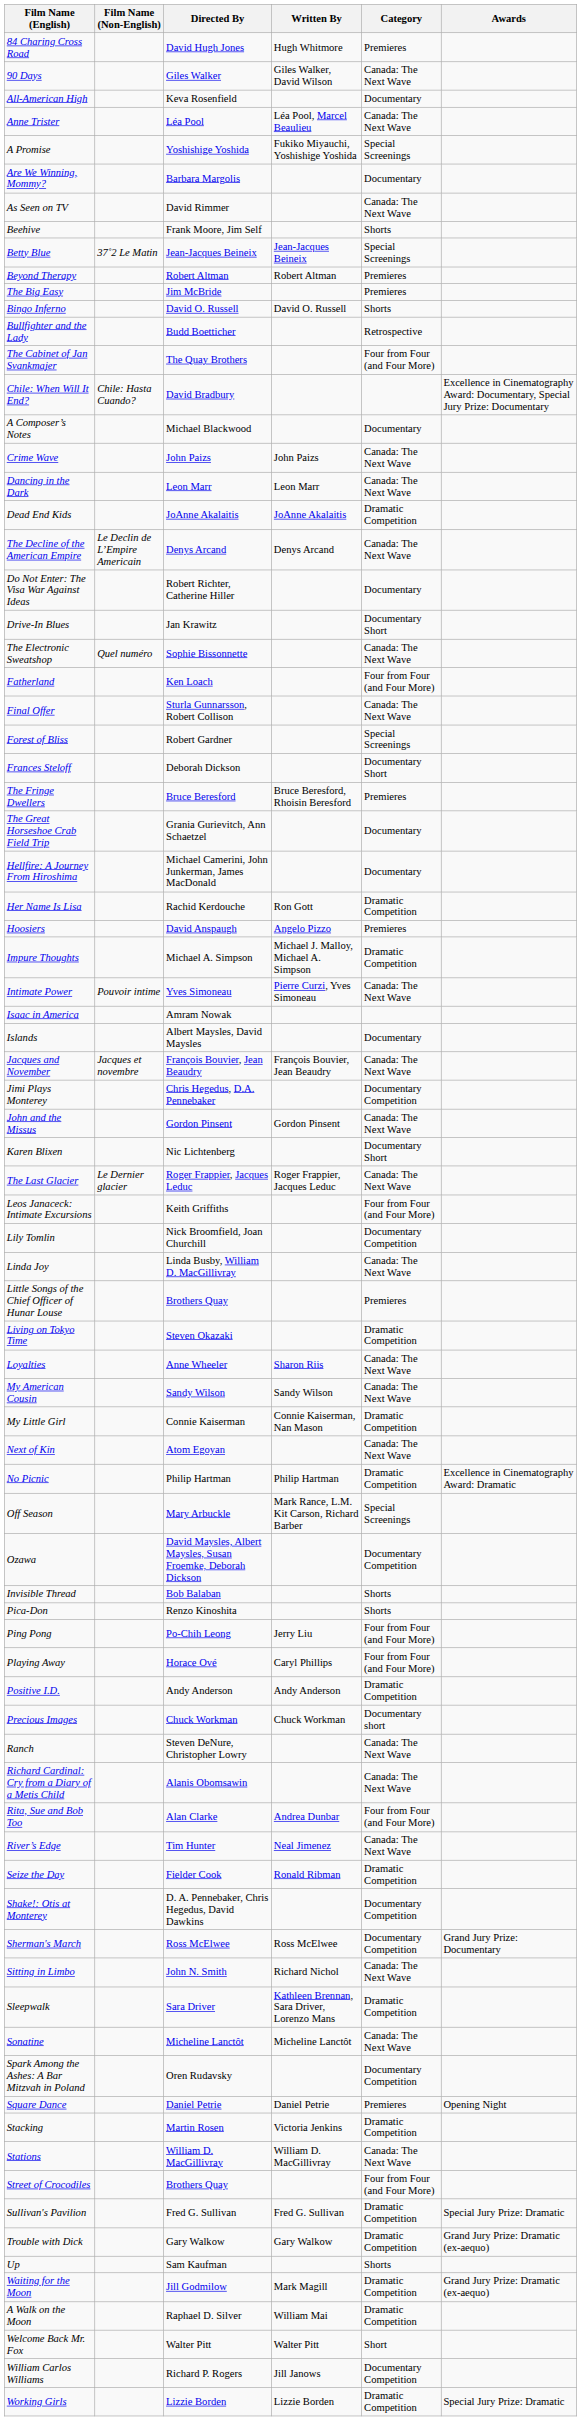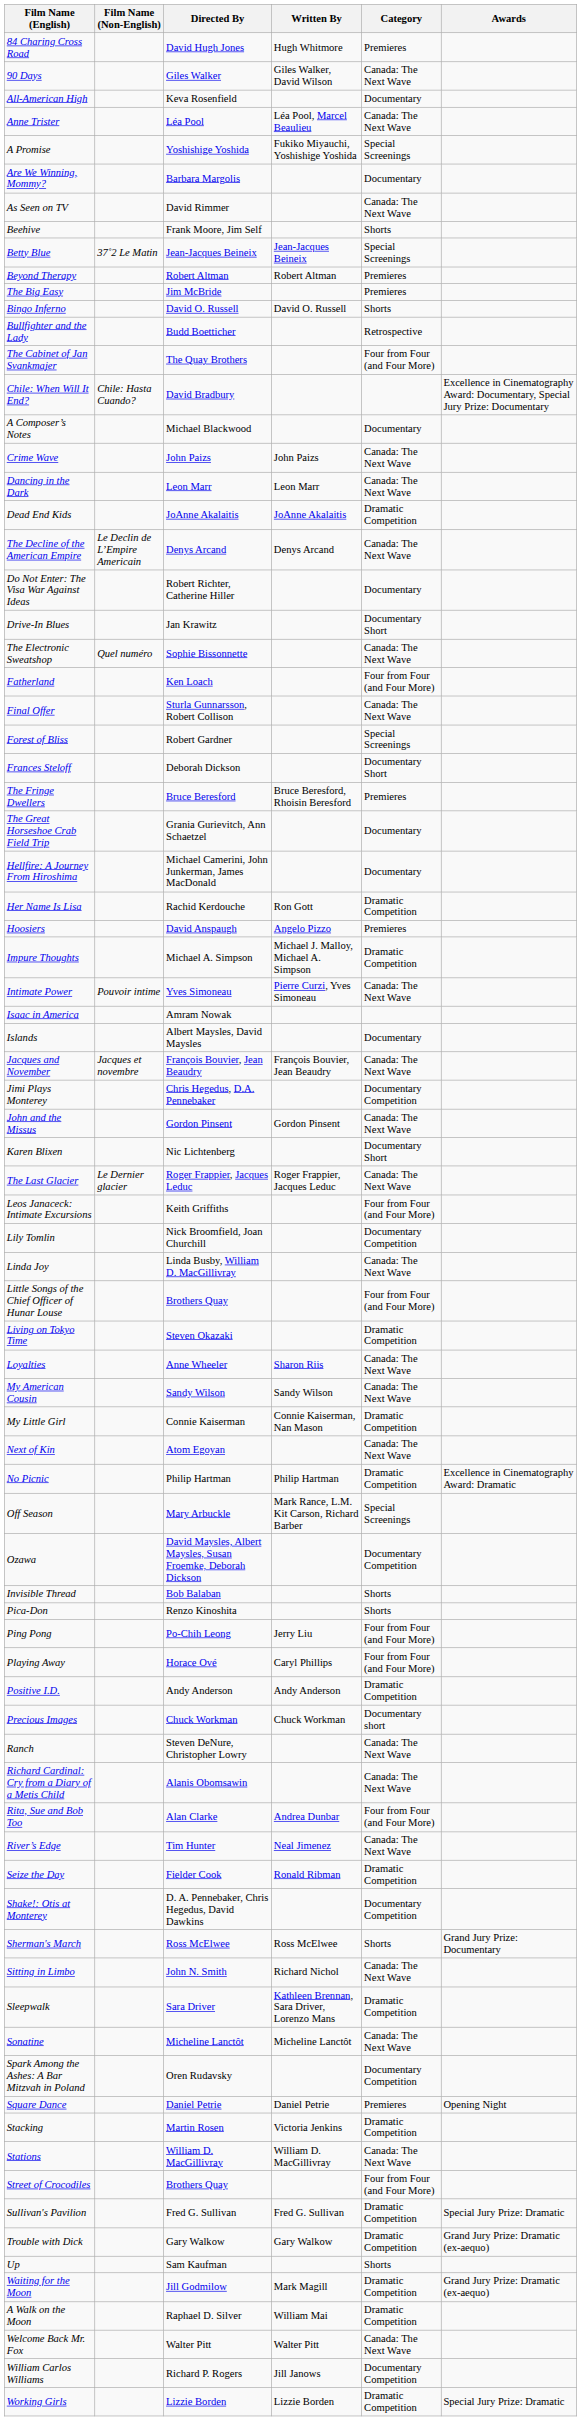(385, 1301) Premieres -> (399, 1301) Four from Four (and Four More)
(393, 1943) Documentary Competition -> (378, 1943) Shorts
(376, 2344) Short -> (391, 2344) Canada: The Next Wave
